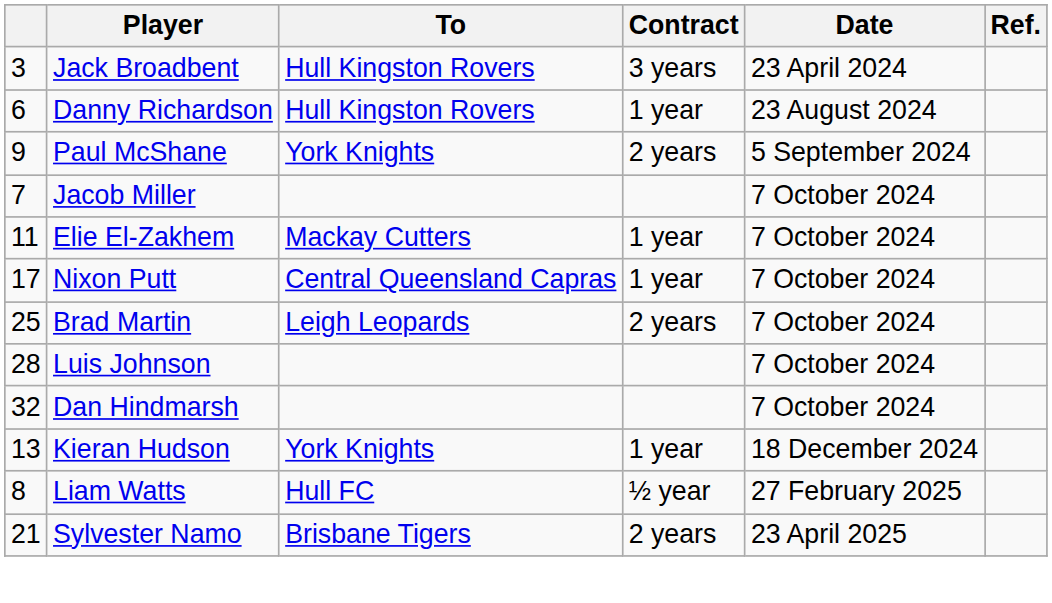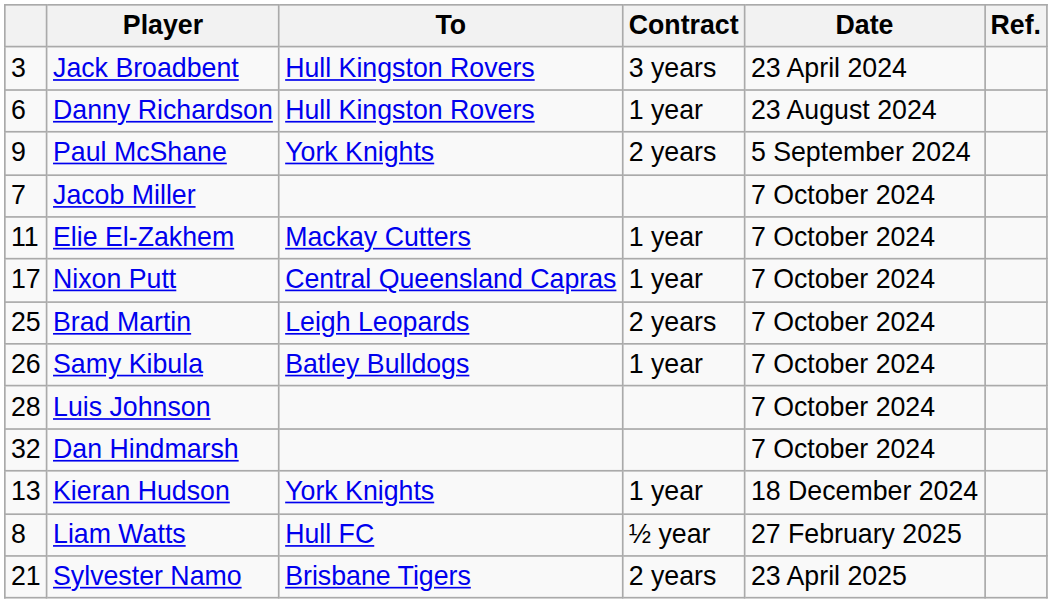+ row: (128, 364)
